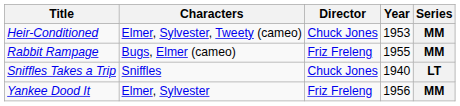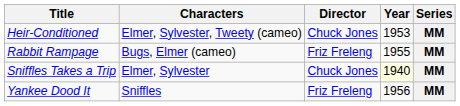(141, 71) Sniffles -> (166, 71) Elmer, Sylvester
(397, 71) no background -> (397, 71) lightyellow background
(434, 71) LT -> (434, 71) MM
(166, 91) Elmer, Sylvester -> (141, 91) Sniffles
